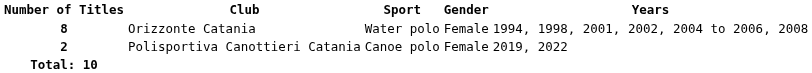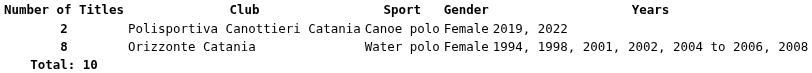rows swapped: (64, 28) <-> (64, 47)
